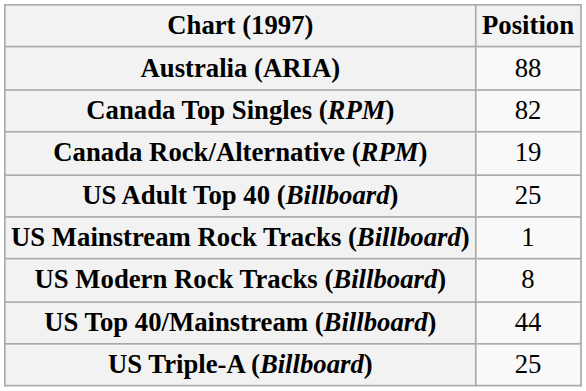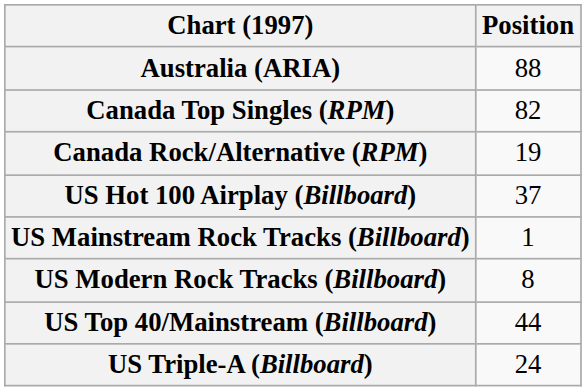+ row: (240, 195)
- row: (240, 195)
(528, 364) 25 -> (528, 364) 24
